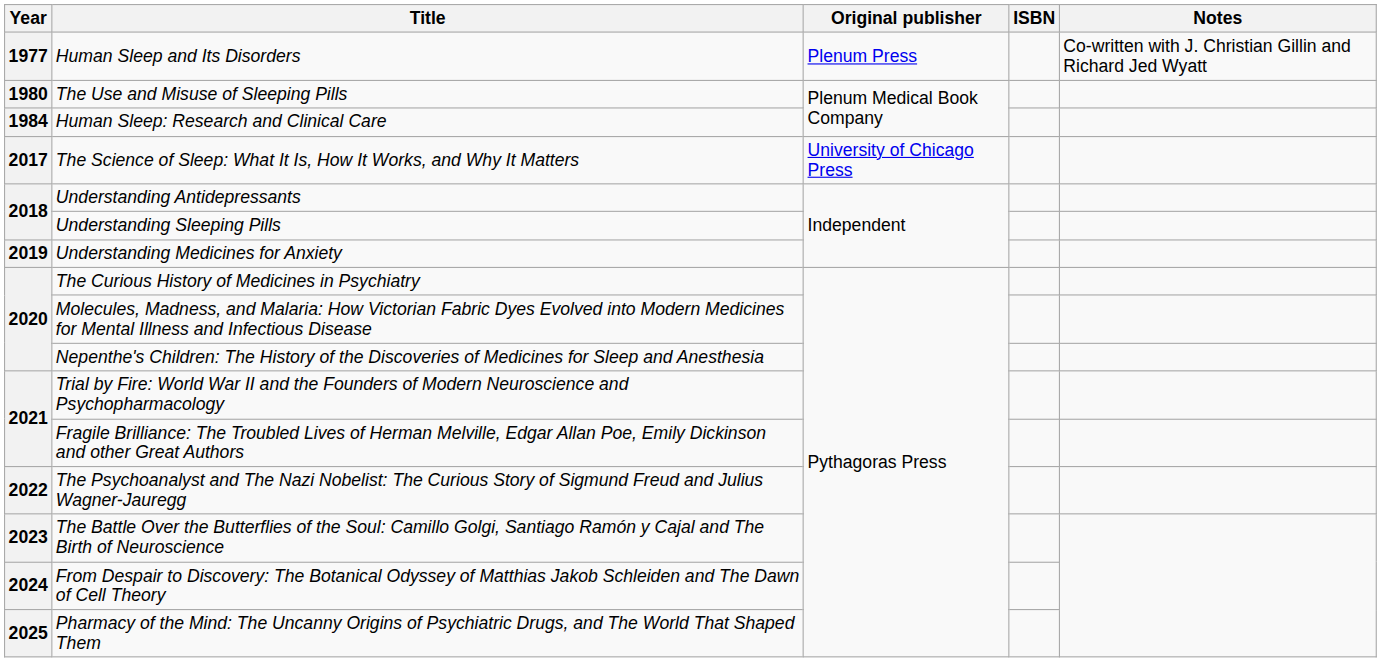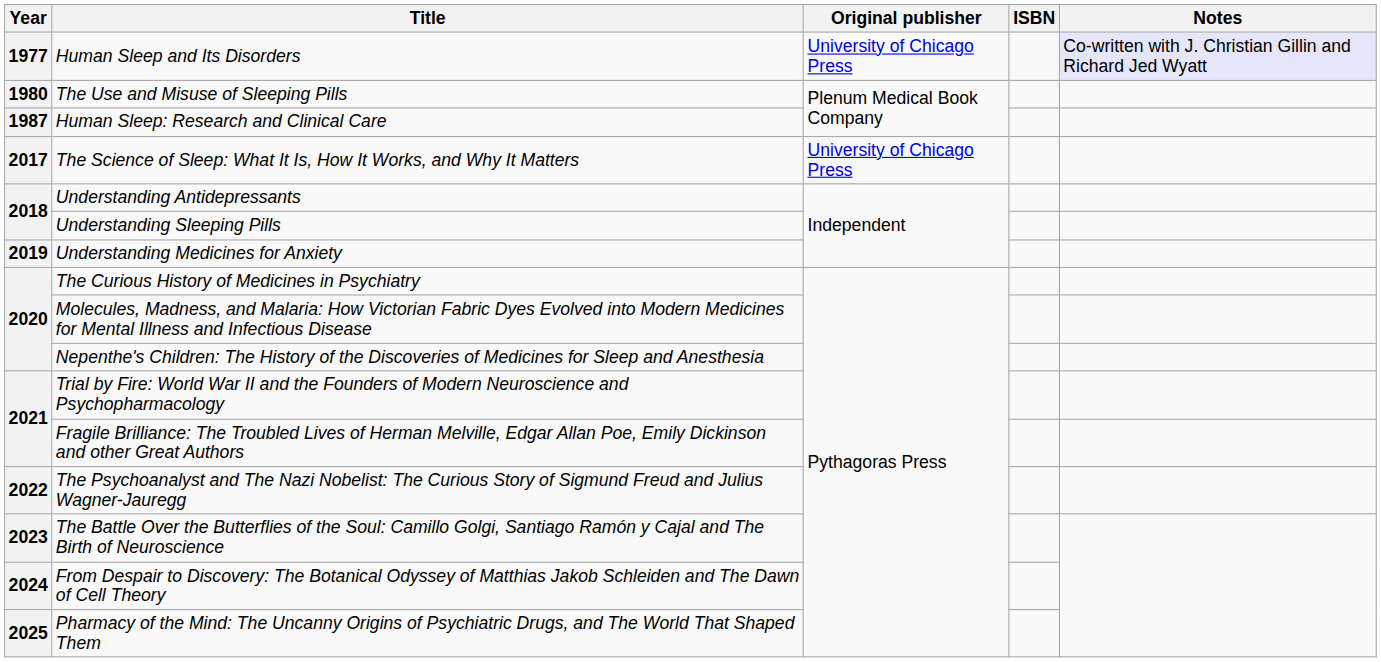(862, 56) Plenum Press -> (891, 56) University of Chicago Press
(1207, 56) no background -> (1207, 56) lavender background
(28, 121) 1984 -> (28, 121) 1987
